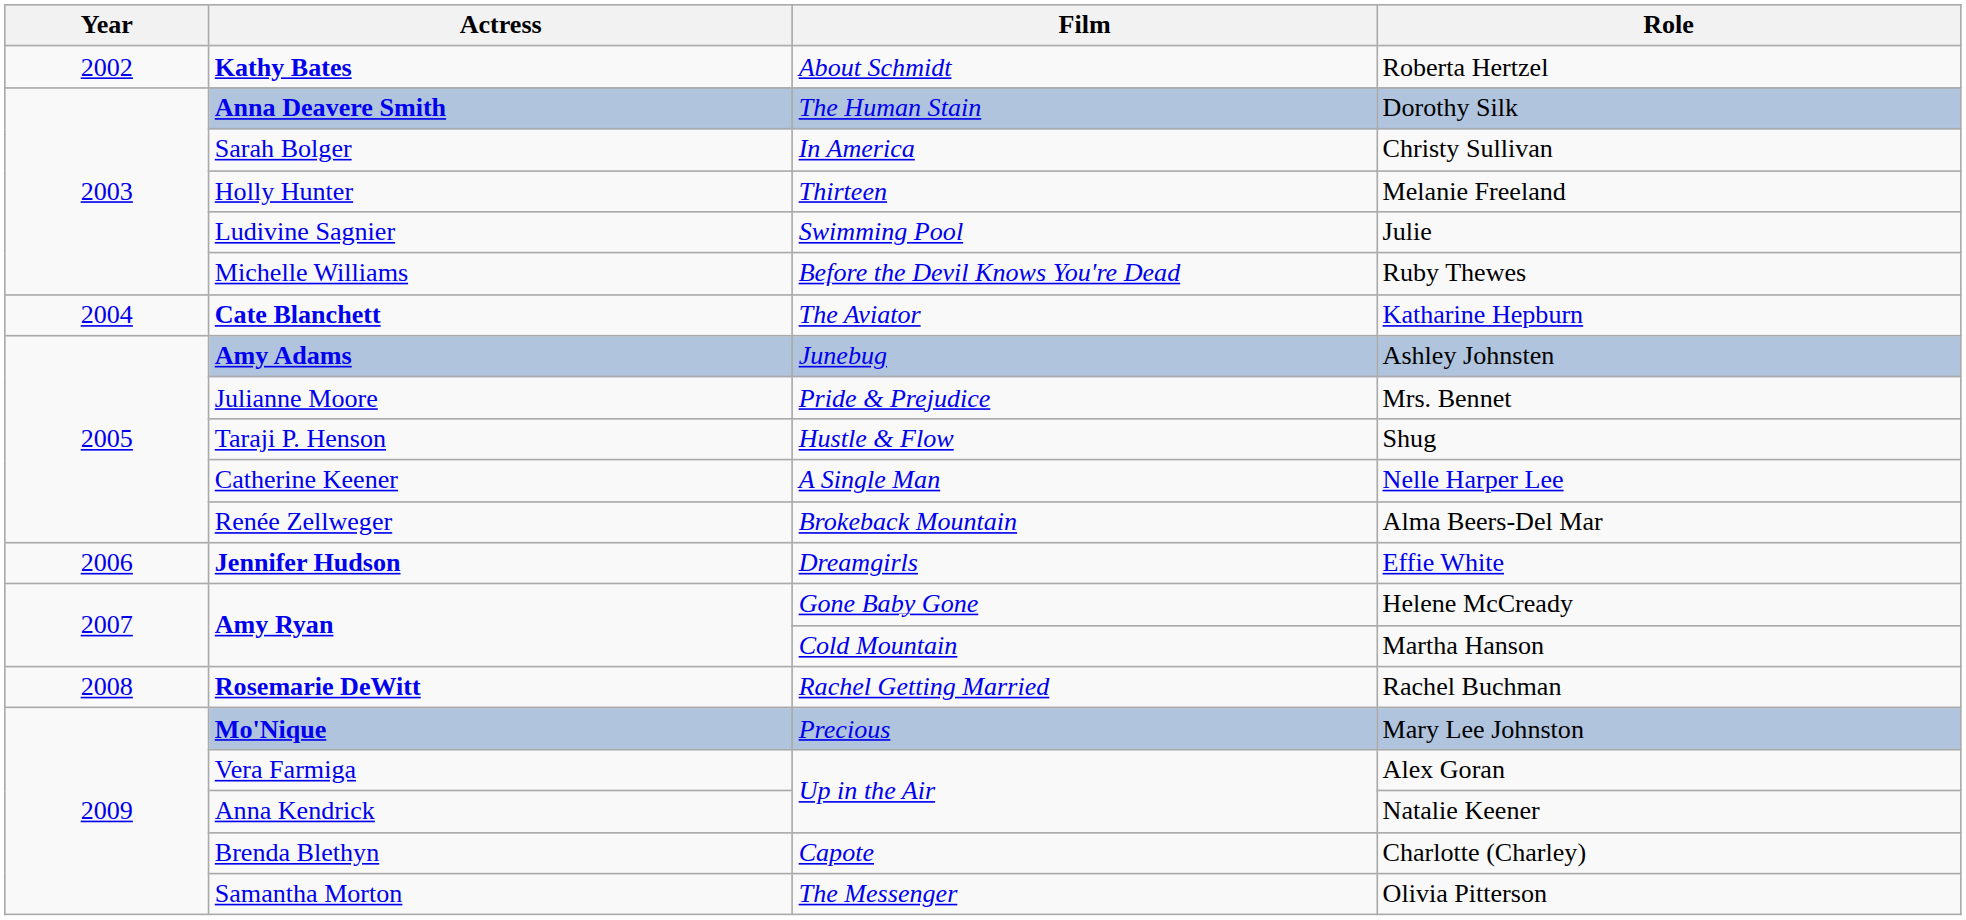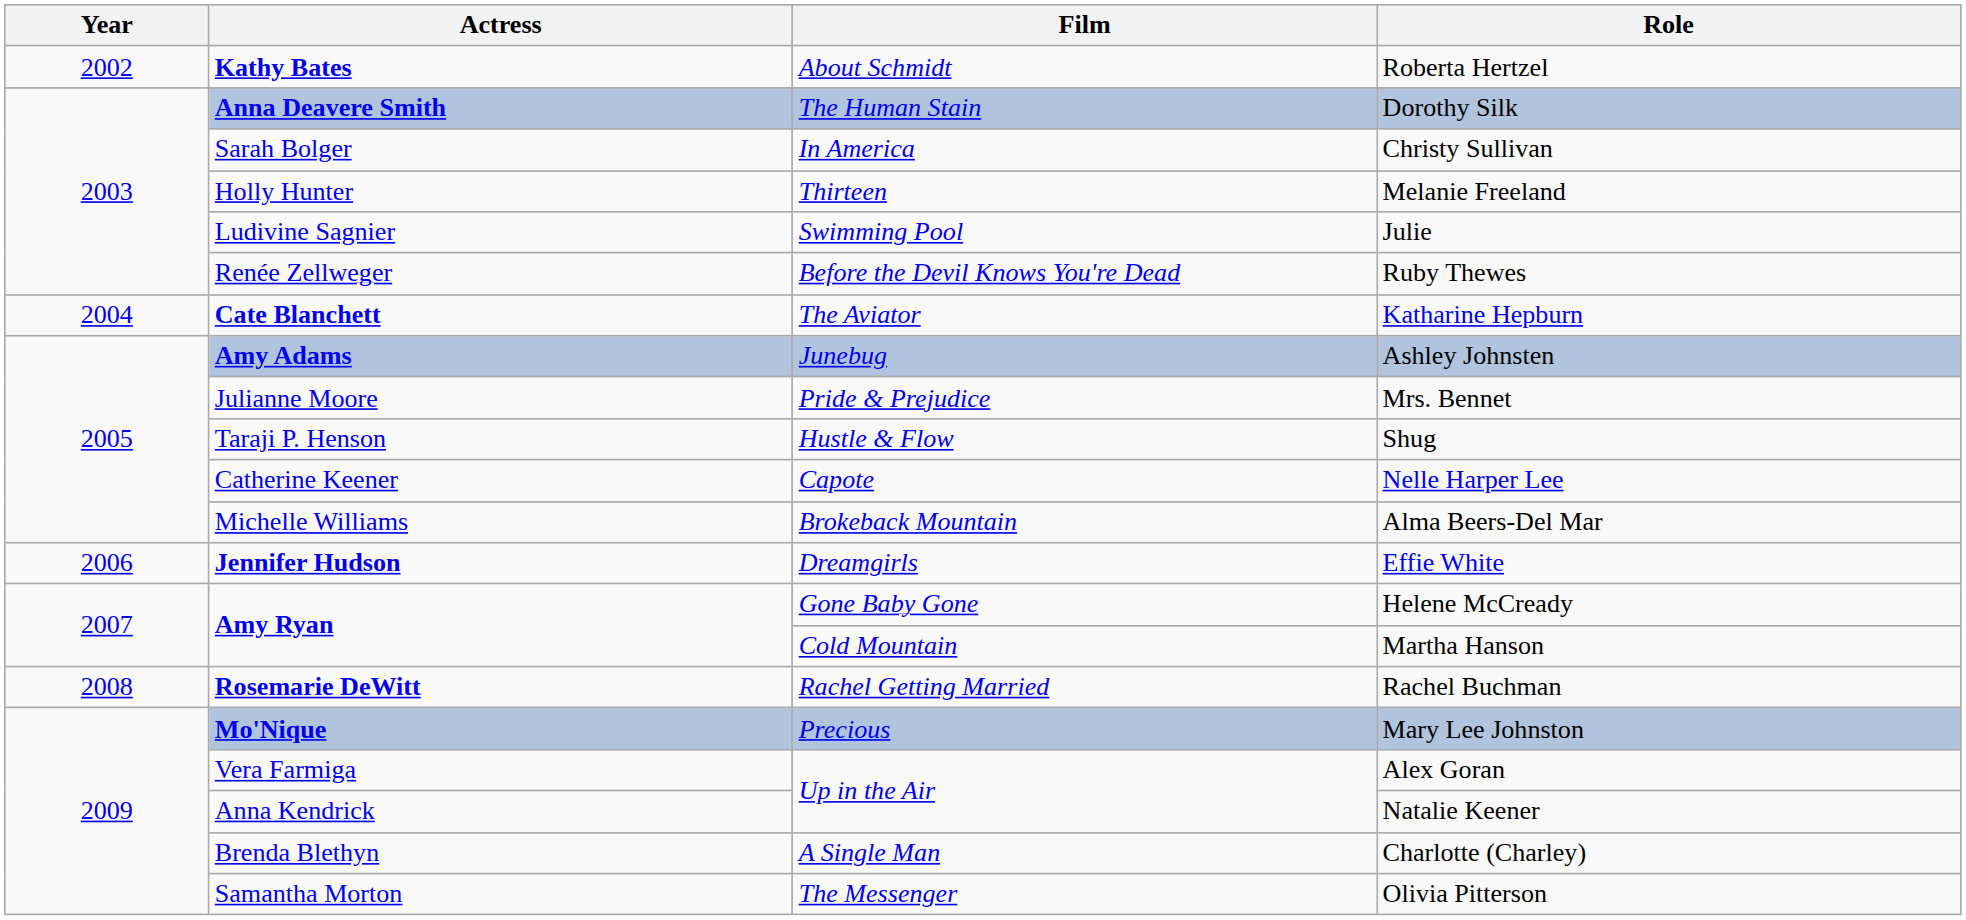(311, 273) Michelle Williams -> (303, 273) Renée Zellweger
(869, 480) A Single Man -> (836, 480) Capote
(303, 521) Renée Zellweger -> (311, 521) Michelle Williams
(836, 852) Capote -> (869, 852) A Single Man
